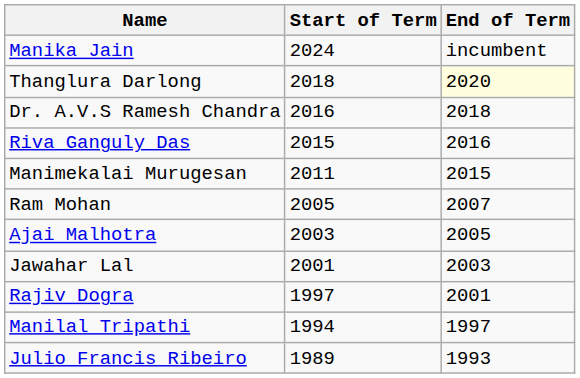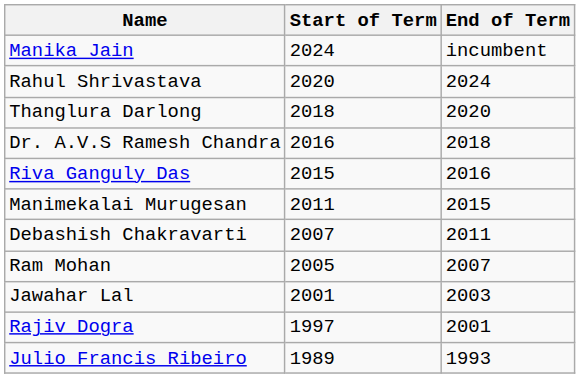+ row: (105, 82)
(468, 82) lightyellow background -> (468, 112) no background
+ row: (128, 235)
- row: (83, 235)
- row: (100, 327)
